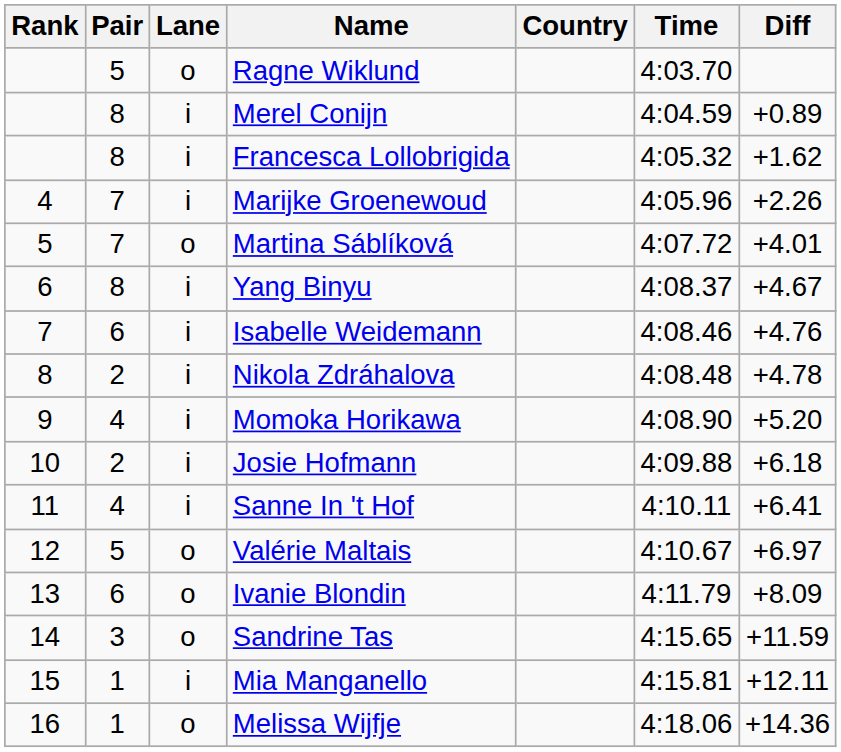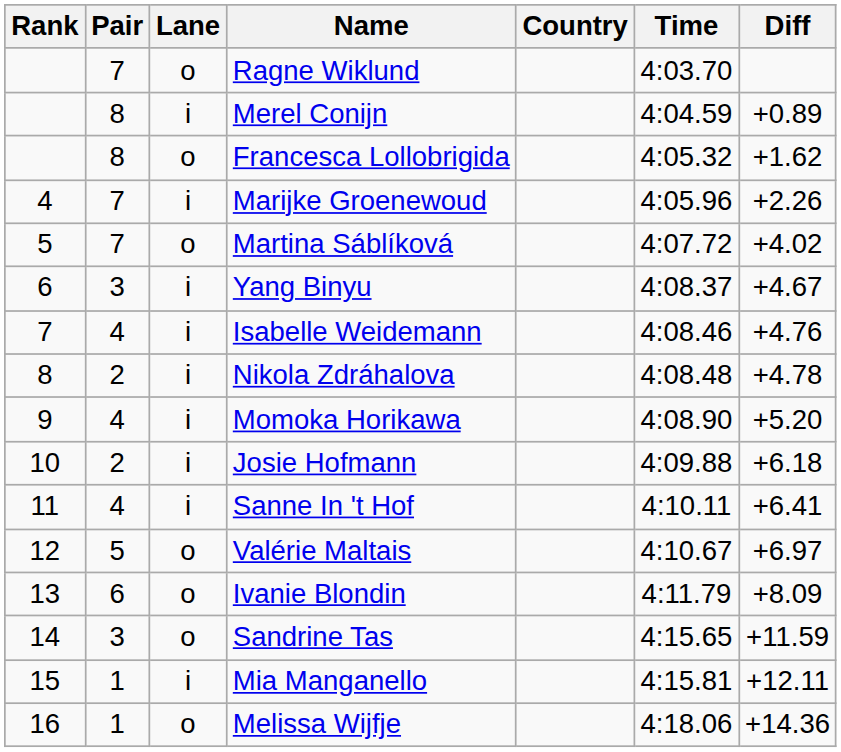(117, 69) 5 -> (117, 69) 7
(188, 157) i -> (188, 157) o
(788, 244) +4.01 -> (788, 244) +4.02
(117, 288) 8 -> (117, 288) 3
(117, 331) 6 -> (117, 331) 4
